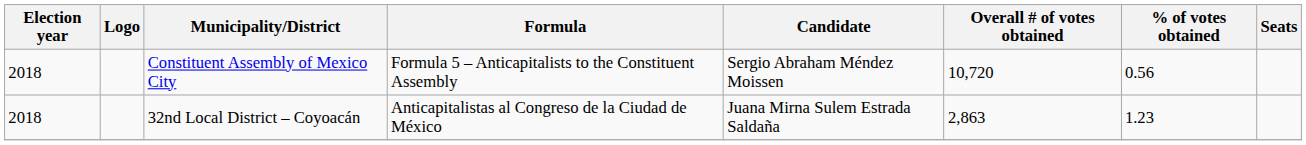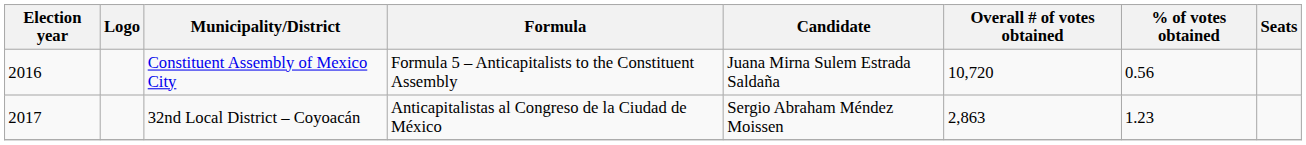(25, 72) 2018 -> (25, 72) 2016
(810, 72) Sergio Abraham Méndez Moissen -> (819, 72) Juana Mirna Sulem Estrada Saldaña
(25, 117) 2018 -> (25, 117) 2017
(819, 117) Juana Mirna Sulem Estrada Saldaña -> (810, 117) Sergio Abraham Méndez Moissen
